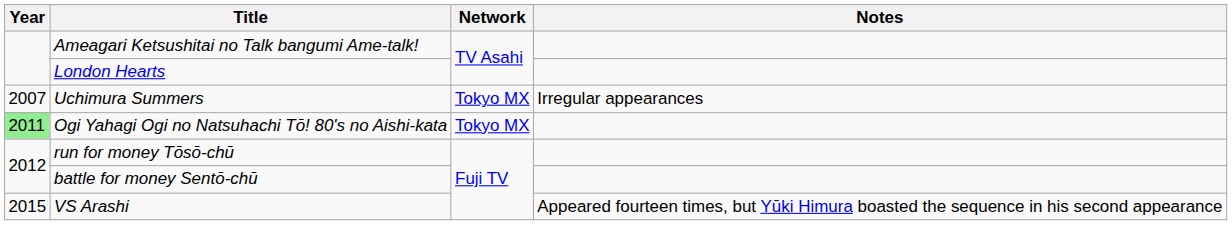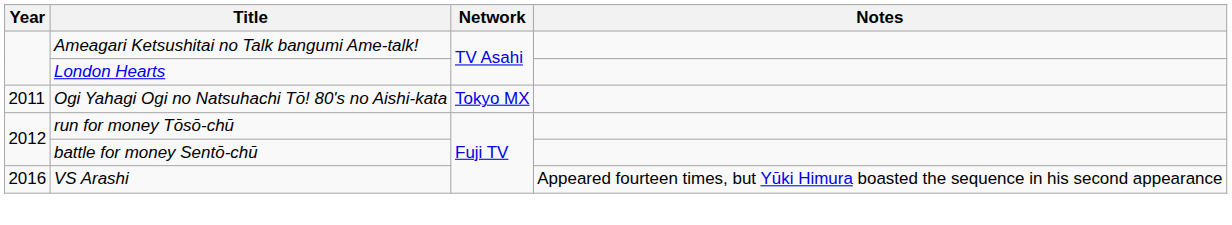- row: (129, 98)
(27, 125) lightgreen background -> (27, 98) no background
(27, 206) 2015 -> (27, 179) 2016
